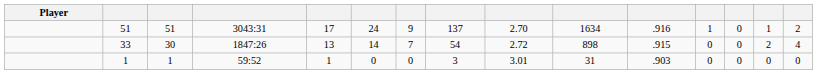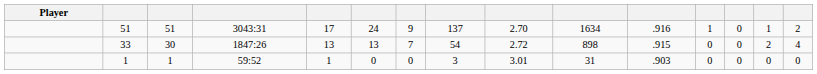(374, 45) 14 -> (374, 45) 13
